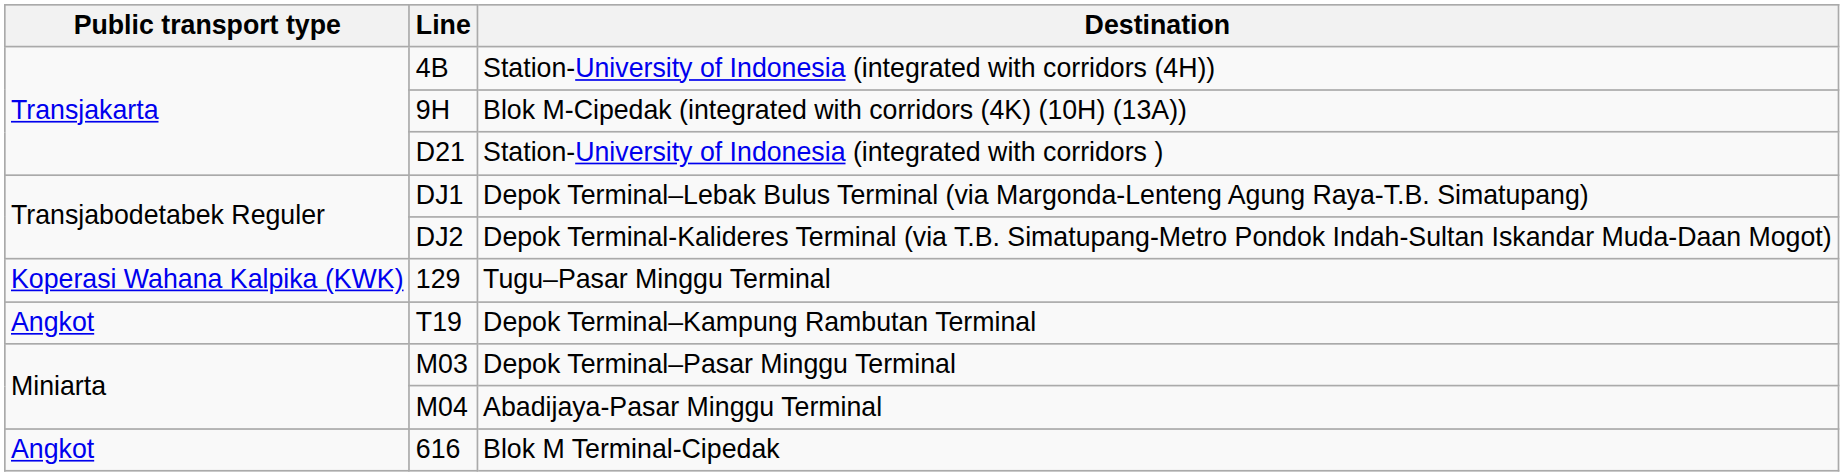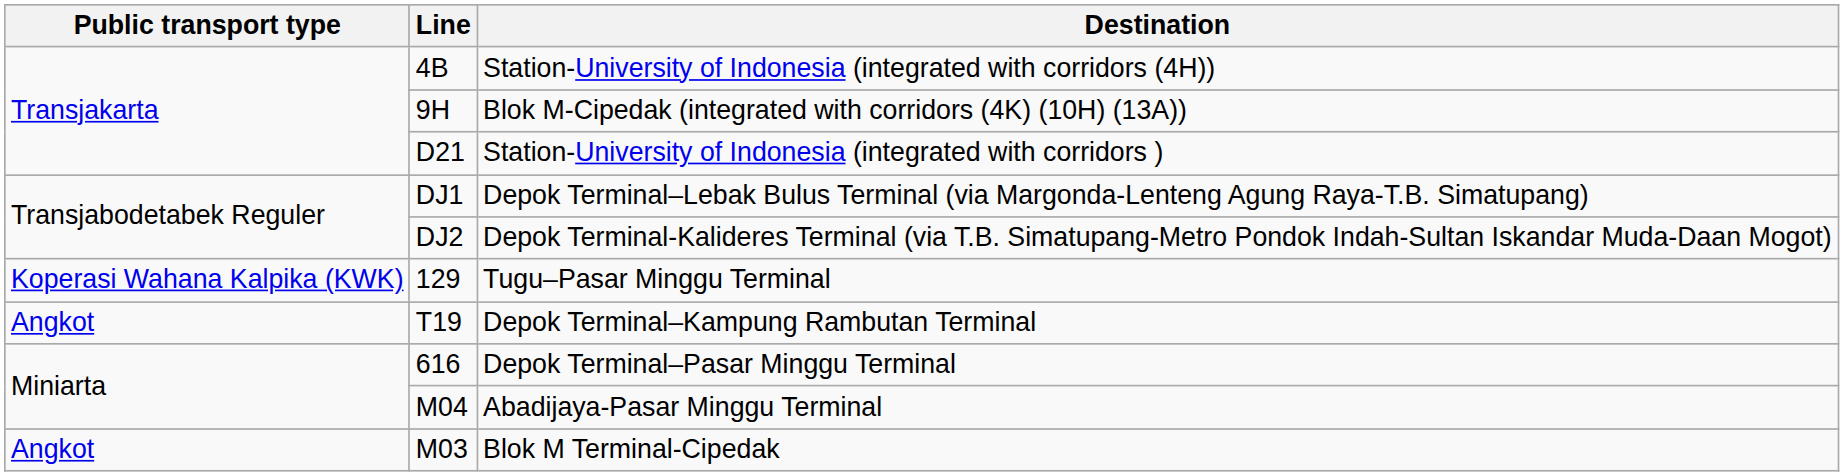(442, 364) M03 -> (438, 364) 616
(438, 449) 616 -> (442, 449) M03
